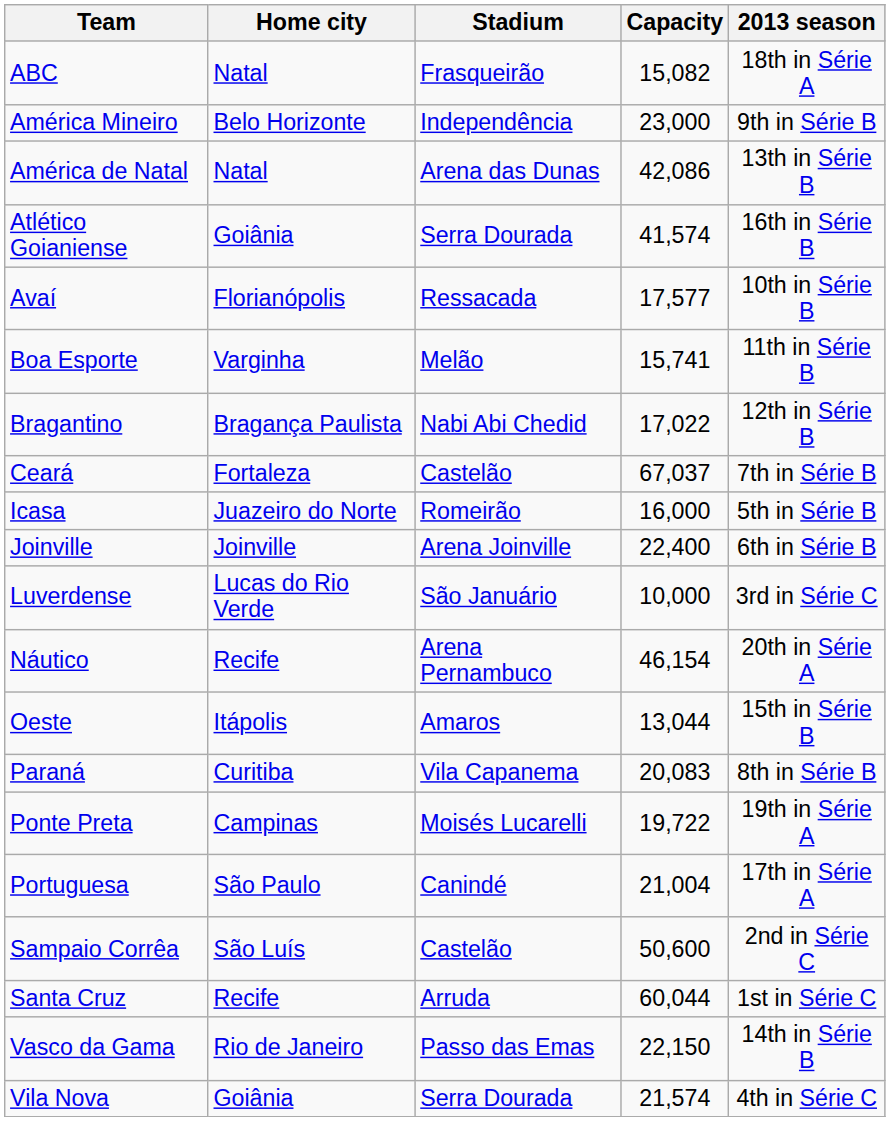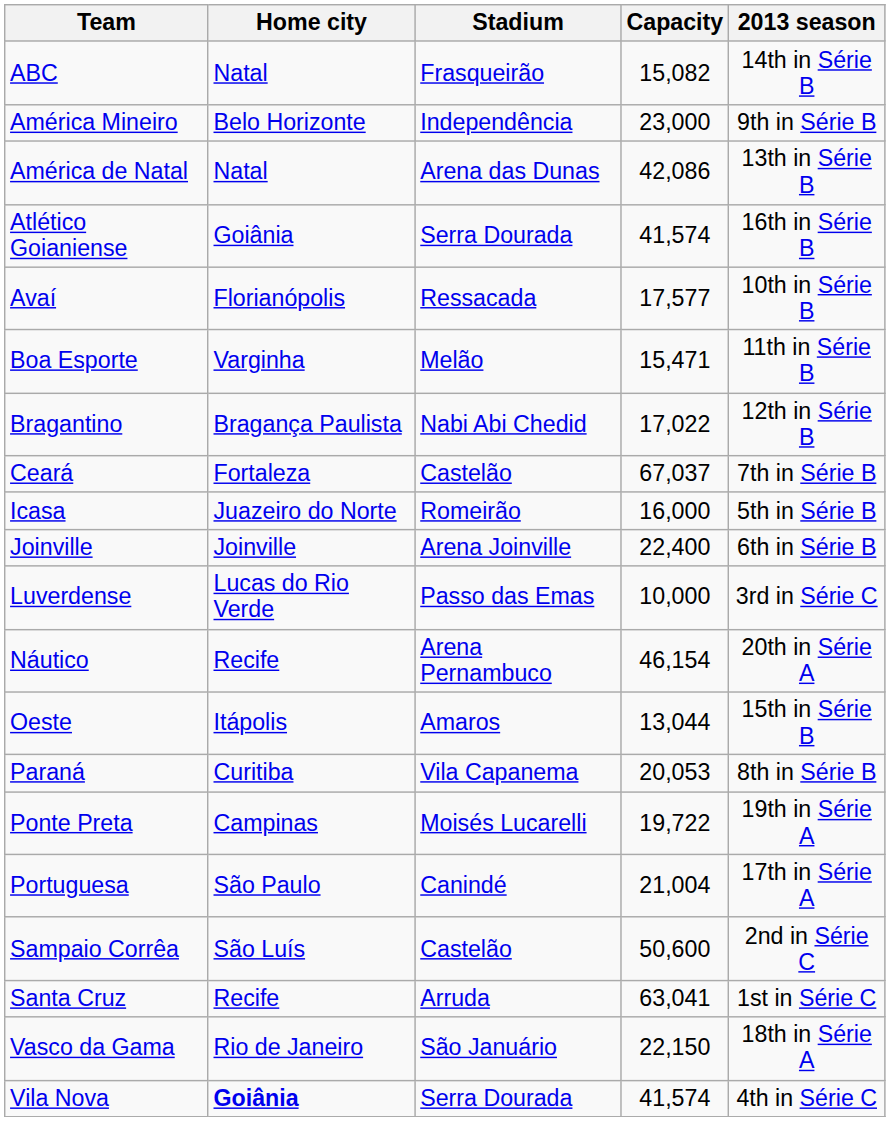(807, 72) 18th in Série A -> (807, 72) 14th in Série B
(675, 361) 15,741 -> (675, 361) 15,471
(489, 597) São Januário -> (507, 597) Passo das Emas
(675, 772) 20,083 -> (675, 772) 20,053
(675, 998) 60,044 -> (675, 998) 63,041
(507, 1048) Passo das Emas -> (489, 1048) São Januário
(807, 1048) 14th in Série B -> (807, 1048) 18th in Série A
(253, 1098) normal -> (256, 1098) bold
(675, 1098) 21,574 -> (675, 1098) 41,574
